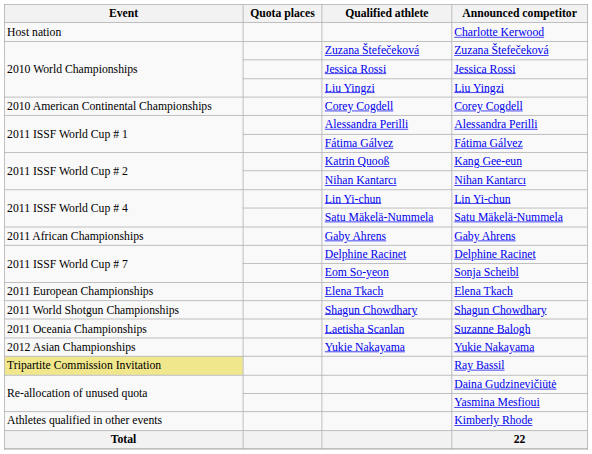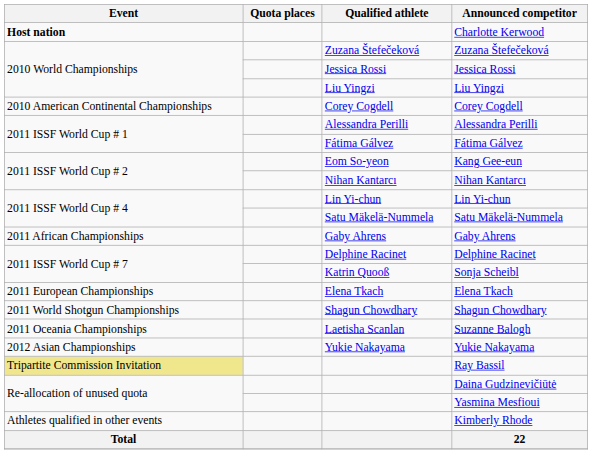(34, 32) normal -> (36, 32) bold
(357, 161) Katrin Quooß -> (357, 161) Eom So-yeon
(357, 273) Eom So-yeon -> (357, 273) Katrin Quooß
